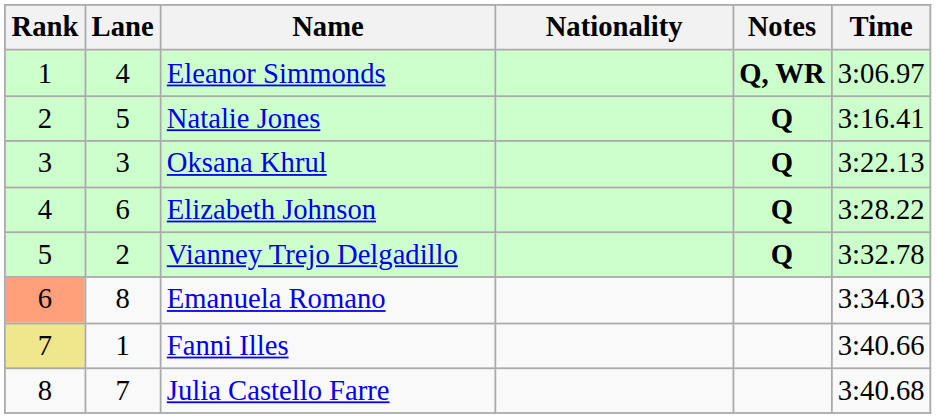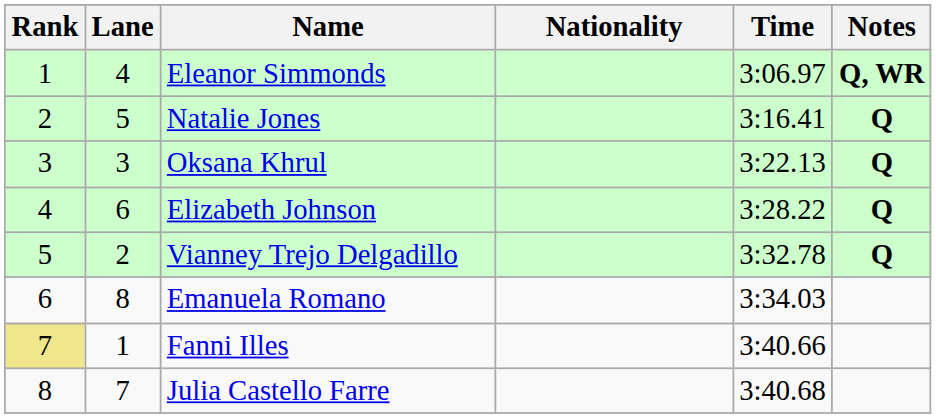columns swapped: (881, 27) <-> (782, 27)
(45, 299) lightsalmon background -> (45, 299) no background
